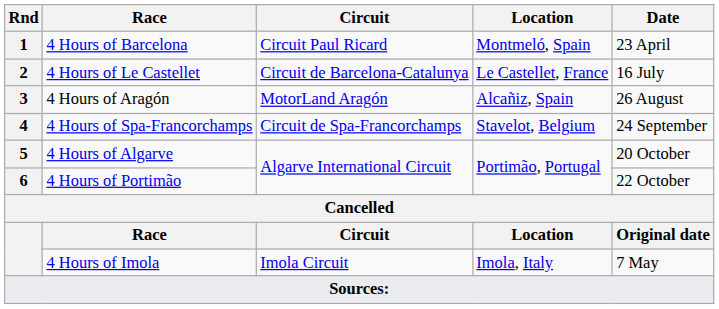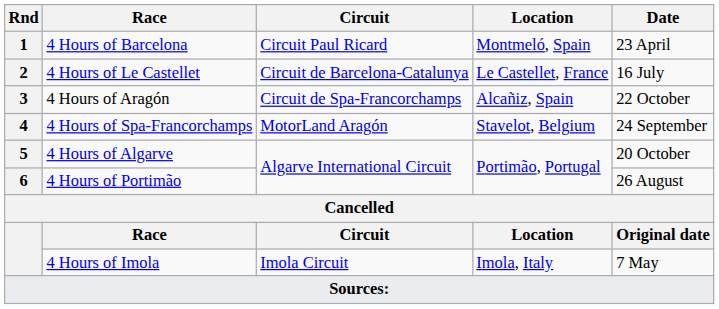(324, 99) MotorLand Aragón -> (361, 99) Circuit de Spa-Francorchamps
(650, 99) 26 August -> (653, 99) 22 October
(361, 126) Circuit de Spa-Francorchamps -> (324, 126) MotorLand Aragón
(653, 180) 22 October -> (650, 180) 26 August
